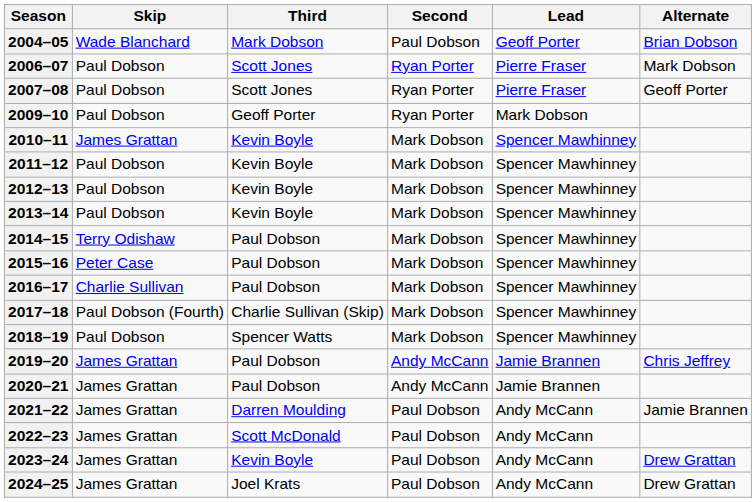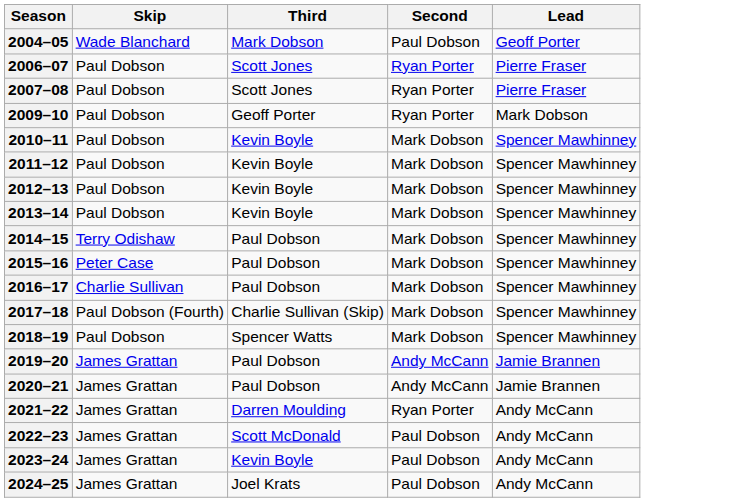- column: (696, 16)
(127, 139) James Grattan -> (120, 139) Paul Dobson
(435, 410) Paul Dobson -> (432, 410) Ryan Porter
